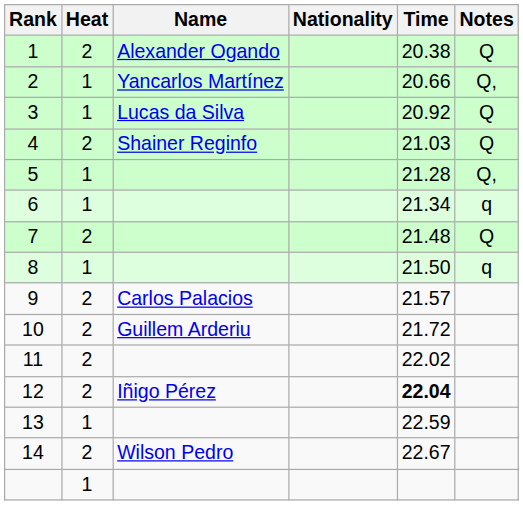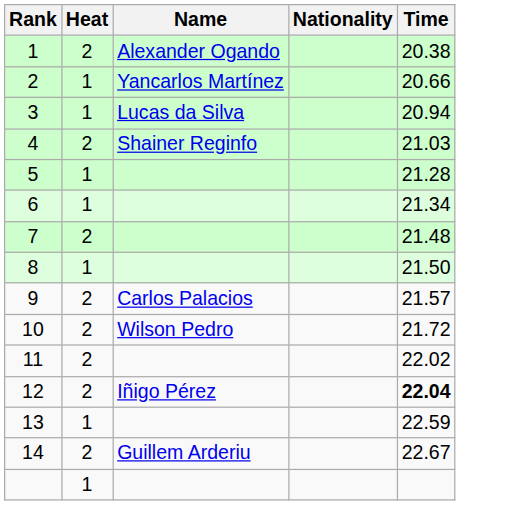- column: (487, 19)
(426, 112) 20.92 -> (426, 112) 20.94
(184, 329) Guillem Arderiu -> (175, 329) Wilson Pedro
(175, 453) Wilson Pedro -> (184, 453) Guillem Arderiu
